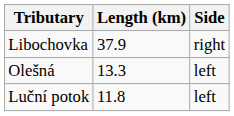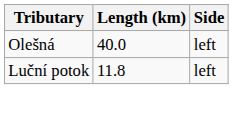- row: (48, 44)
(111, 70) 13.3 -> (111, 44) 40.0
